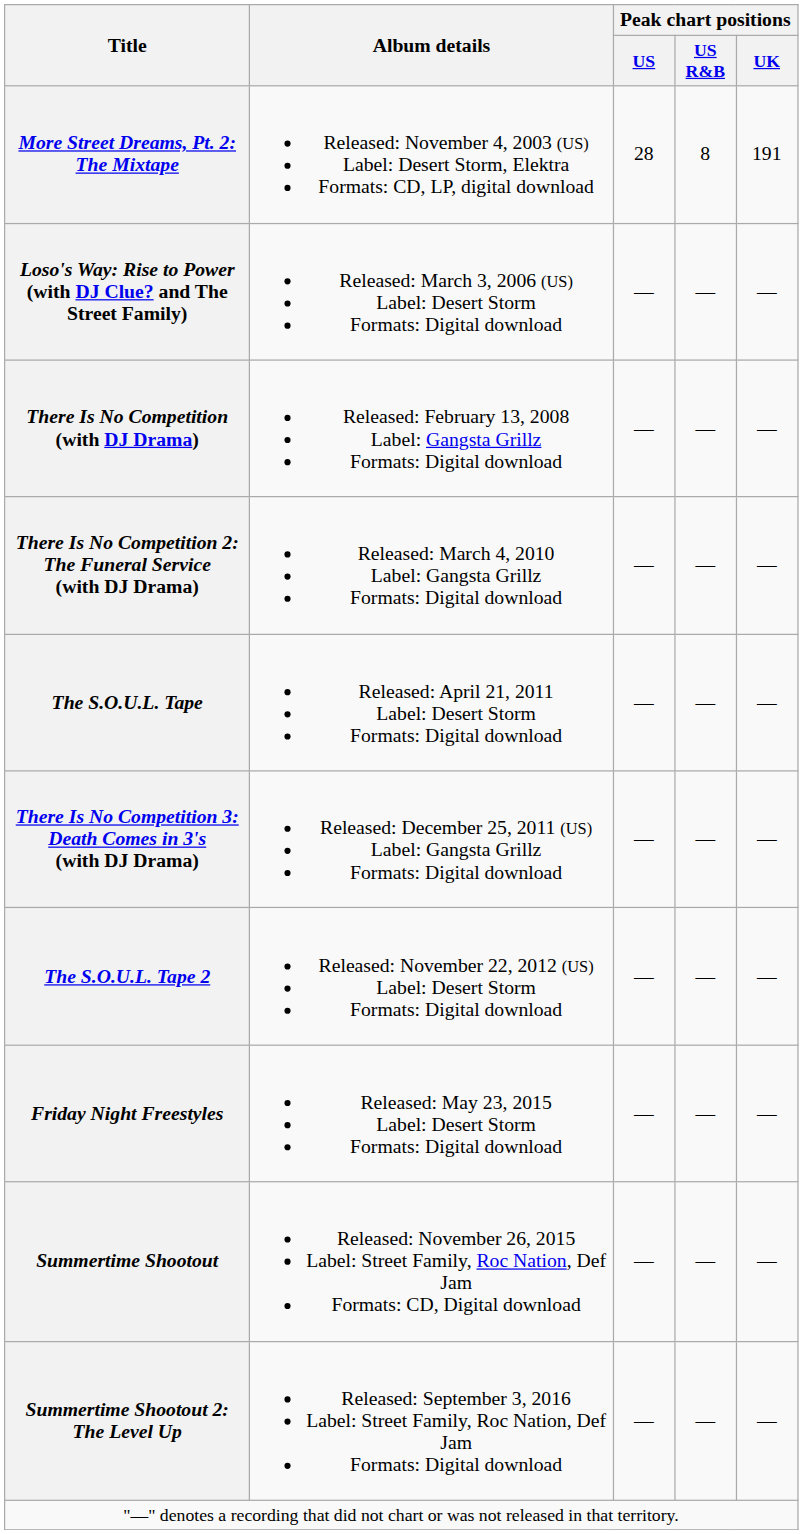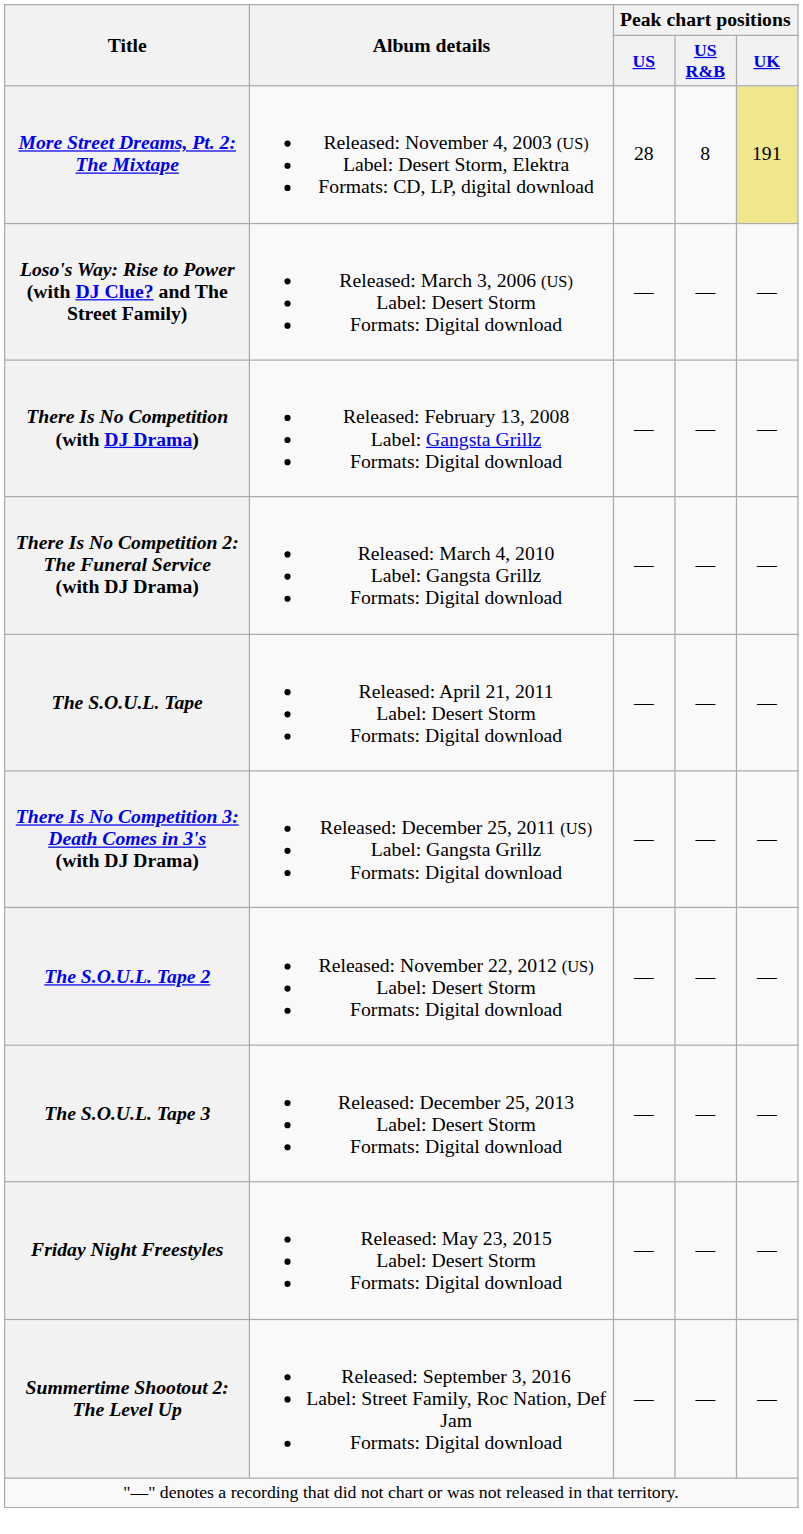(767, 154) no background -> (767, 154) khaki background
+ row: (127, 1113)
- row: (127, 1261)
